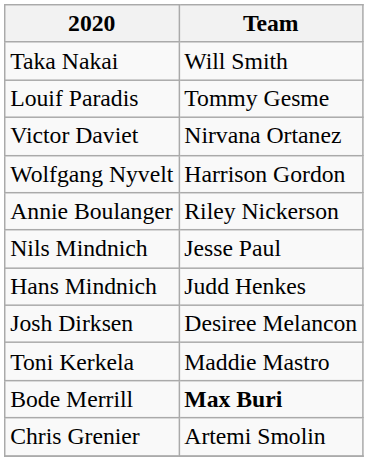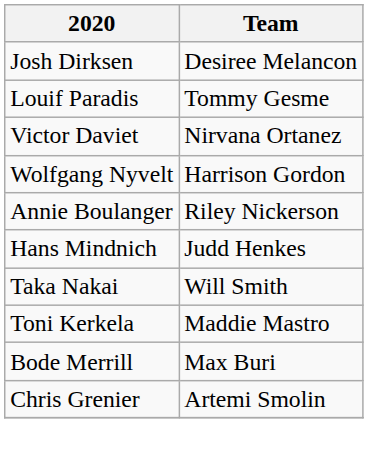rows swapped: (72, 323) <-> (64, 60)
- row: (79, 248)
(233, 398) bold -> (230, 361) normal
